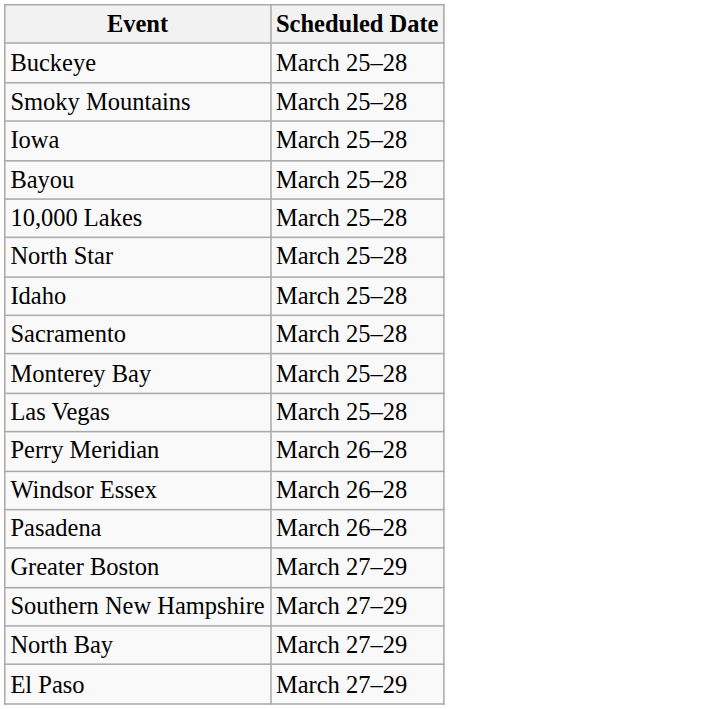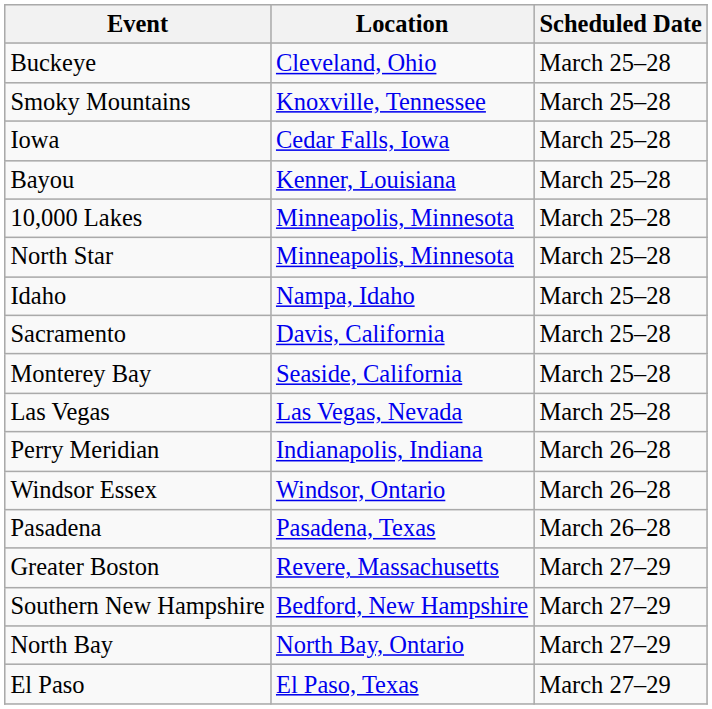+ column: (402, 23)
